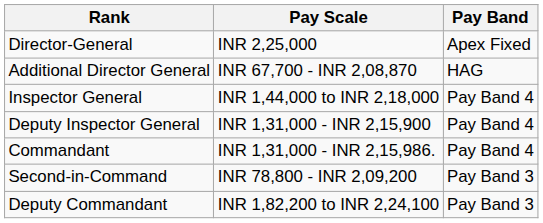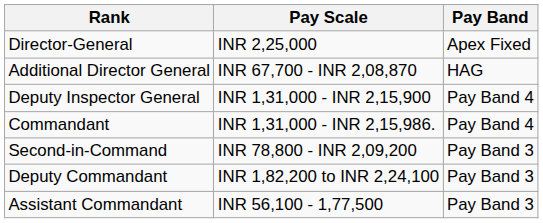- row: (75, 97)
+ row: (95, 204)
